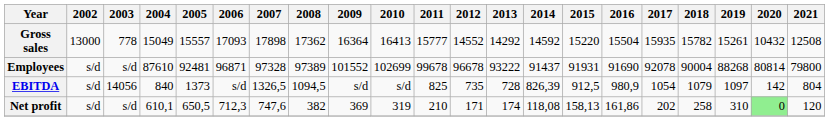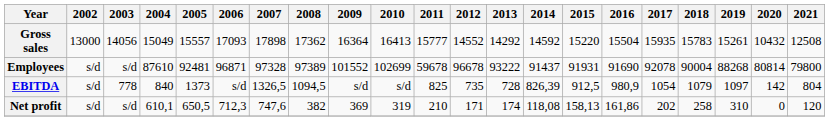(128, 40) 778 -> (122, 40) 14056
(696, 40) 15782 -> (696, 40) 15783
(432, 67) 99678 -> (432, 67) 59678
(122, 86) 14056 -> (128, 86) 778
(782, 106) lightgreen background -> (782, 106) no background
